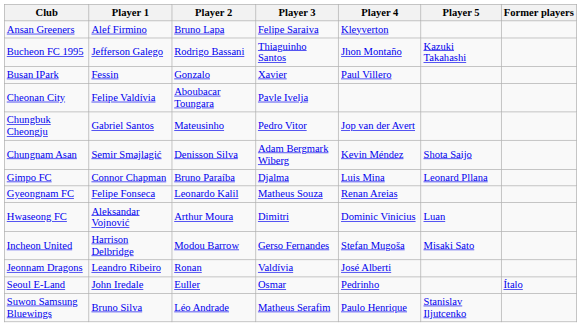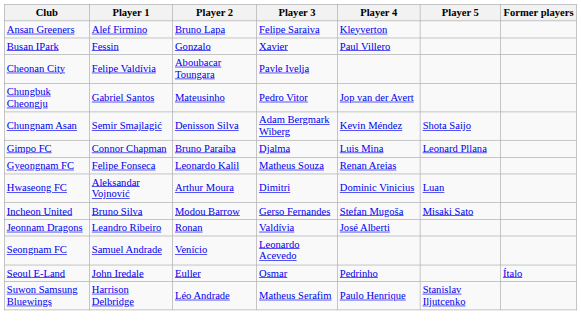- row: (45, 52)
(113, 245) Harrison Delbridge -> (117, 211) Bruno Silva
+ row: (37, 250)
(117, 307) Bruno Silva -> (113, 295) Harrison Delbridge
